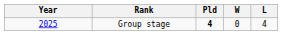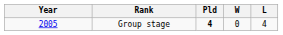(48, 24) 2025 -> (48, 24) 2005
